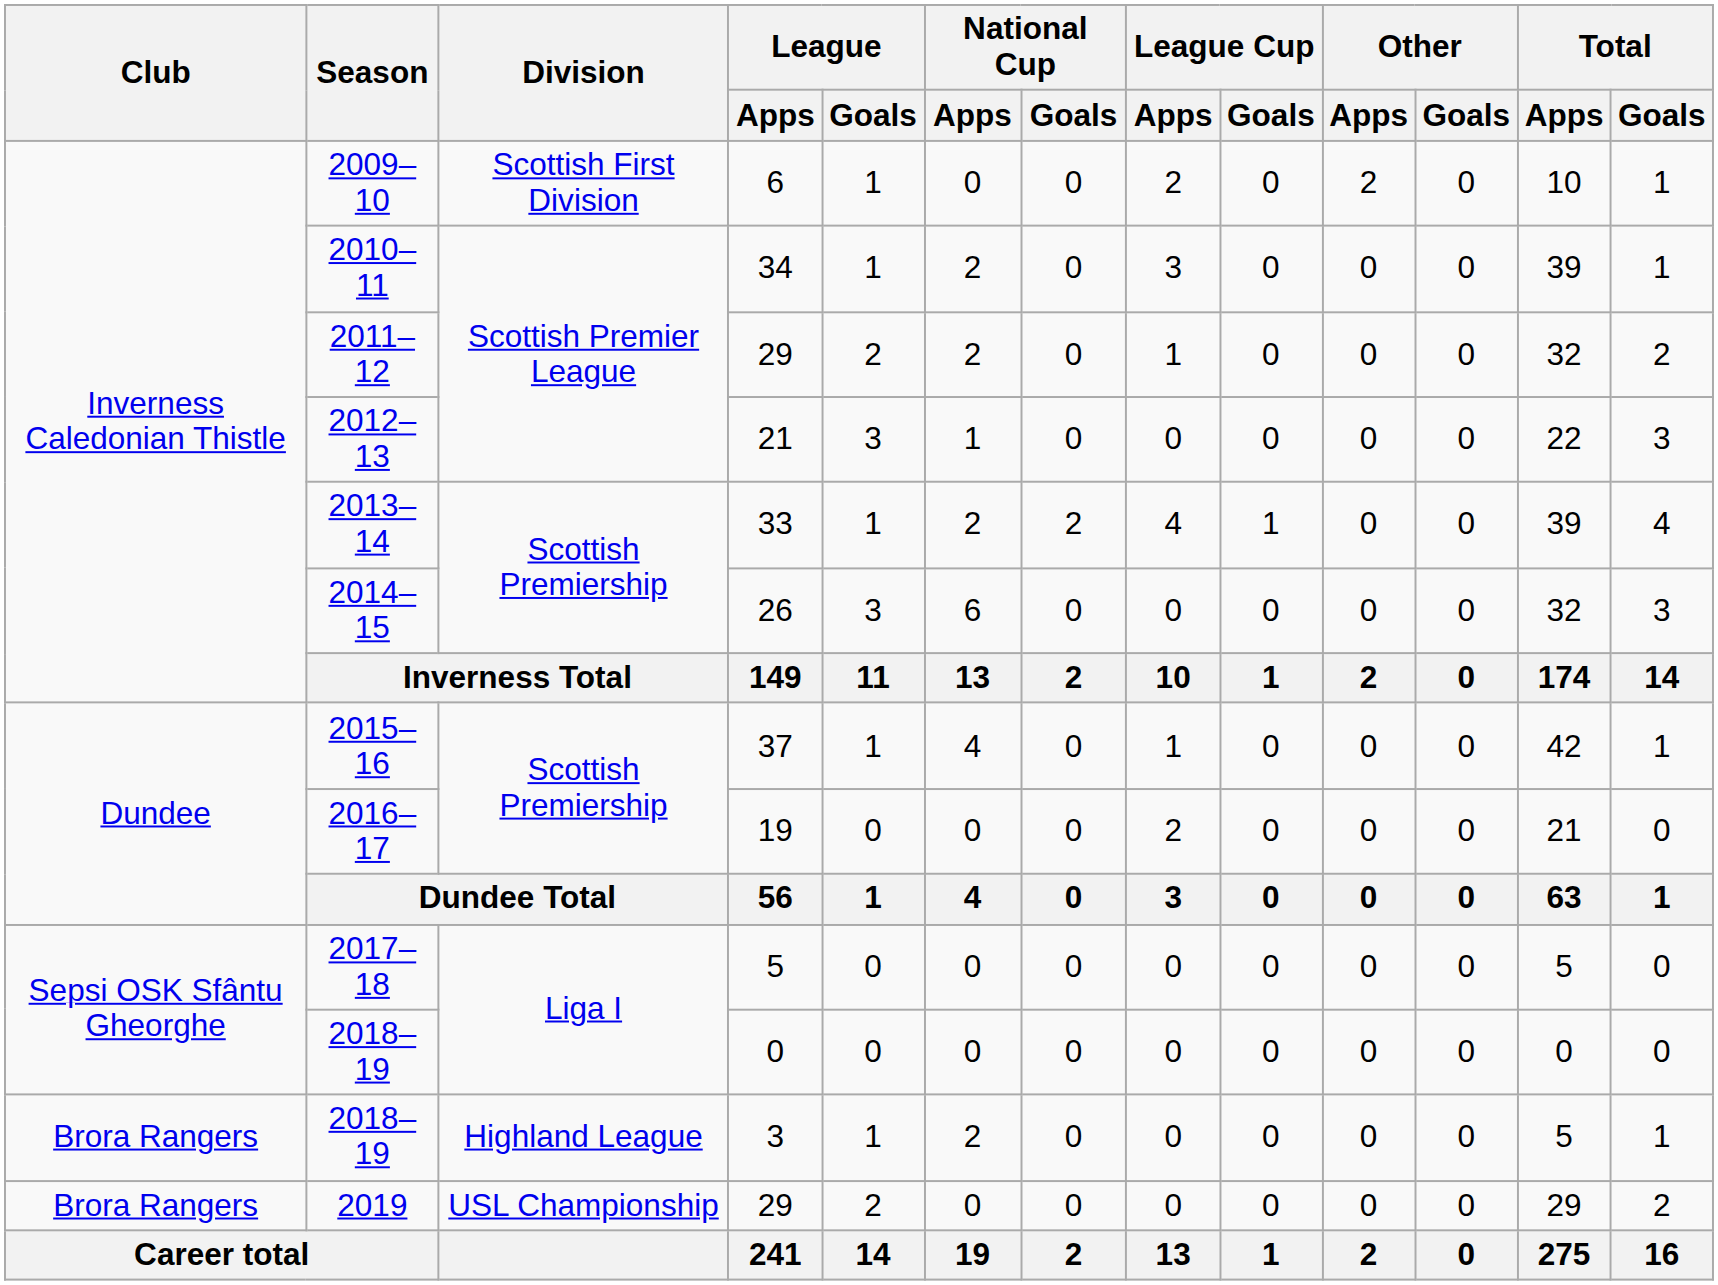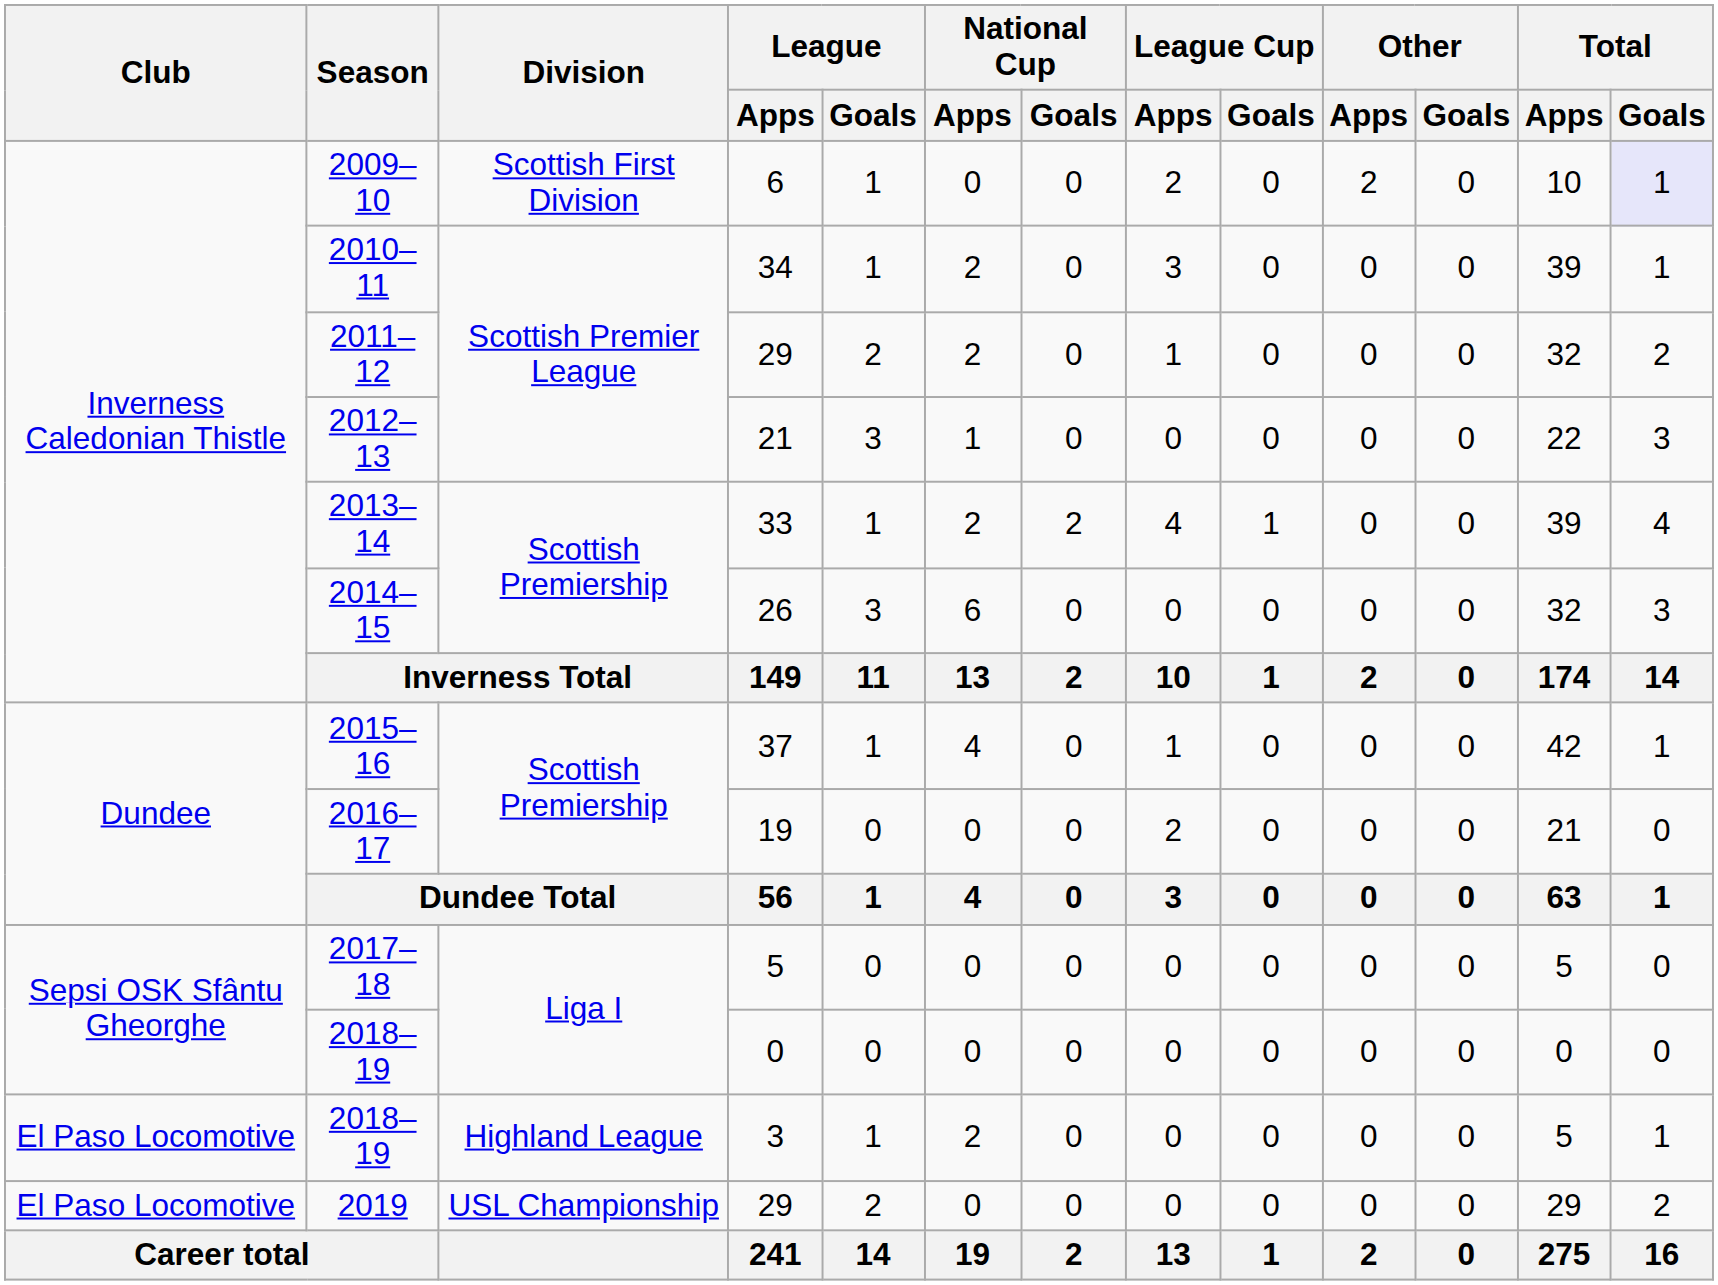(1662, 182) no background -> (1662, 182) lavender background
(156, 1137) Brora Rangers -> (156, 1137) El Paso Locomotive
(156, 1204) Brora Rangers -> (156, 1204) El Paso Locomotive
